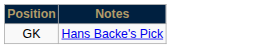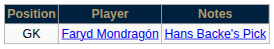+ column: (110, 14)
